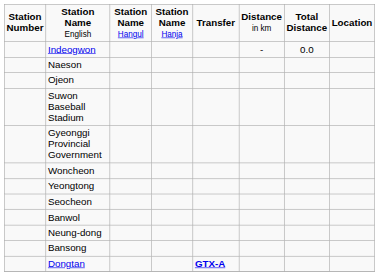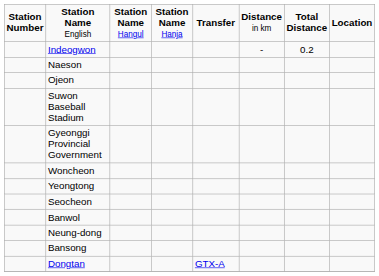(307, 49) 0.0 -> (307, 49) 0.2
(210, 263) bold -> (210, 263) normal
